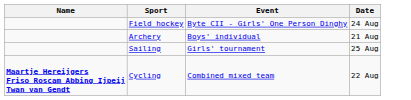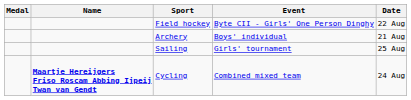+ column: (18, 10)
(365, 23) 24 Aug -> (391, 23) 22 Aug
(365, 75) 22 Aug -> (391, 75) 24 Aug
